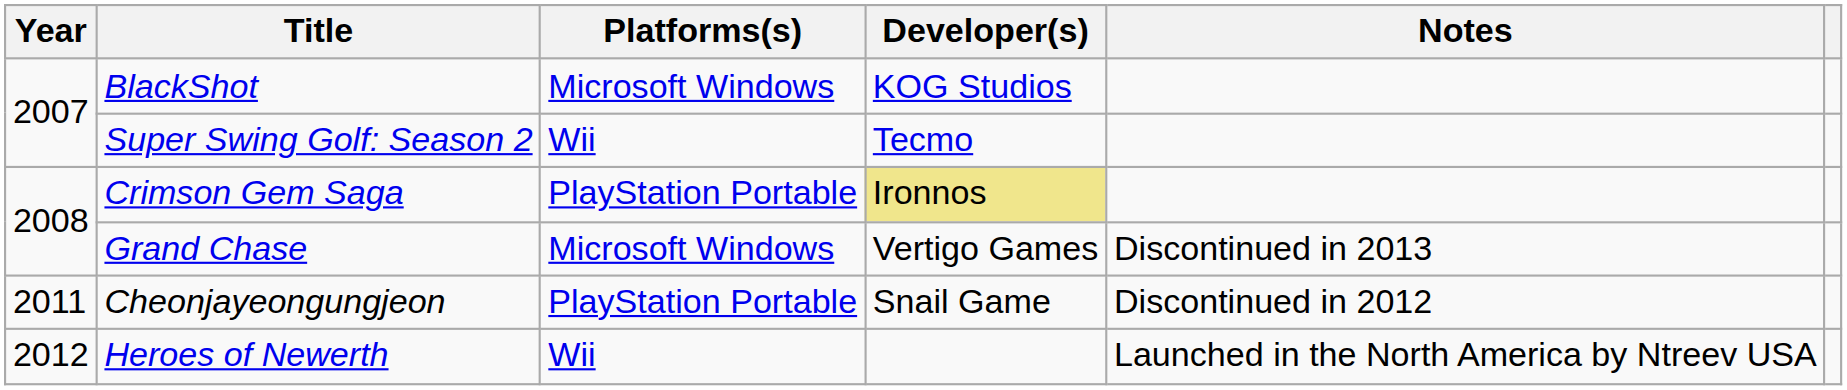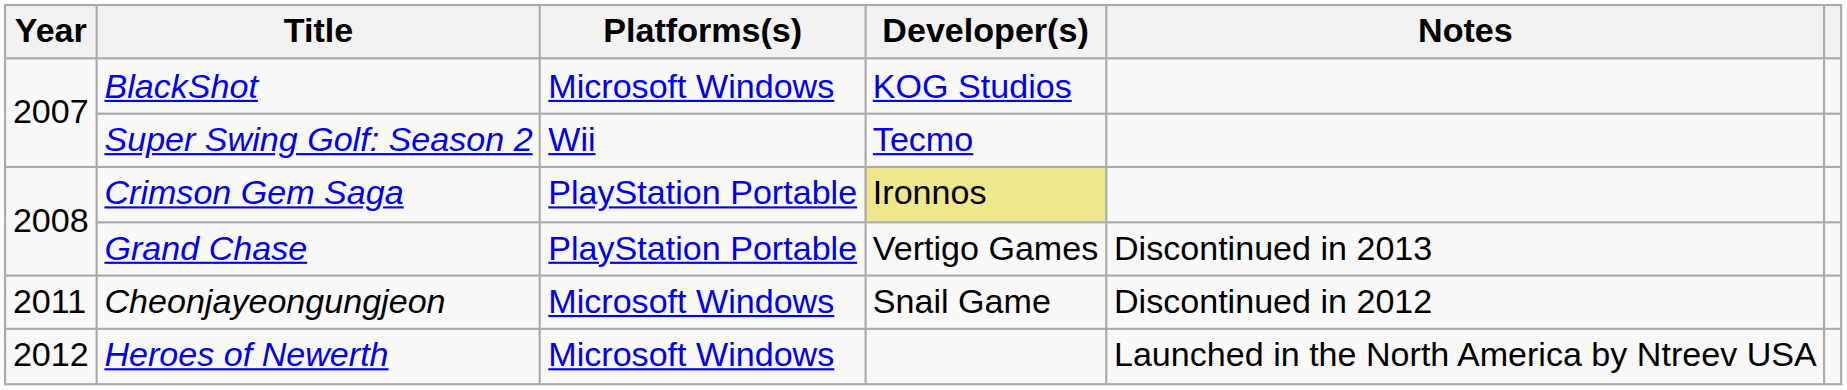(691, 247) Microsoft Windows -> (703, 247) PlayStation Portable
(703, 301) PlayStation Portable -> (691, 301) Microsoft Windows
(572, 355) Wii -> (691, 355) Microsoft Windows
